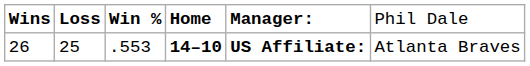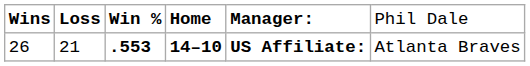(69, 47) 25 -> (69, 47) 21
(130, 47) normal -> (130, 47) bold
